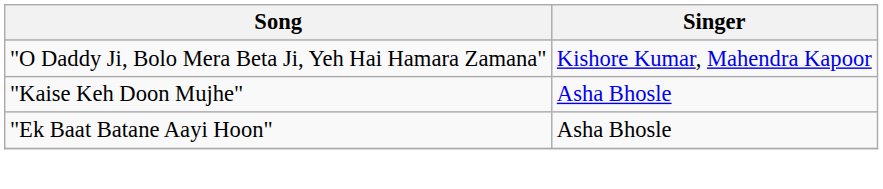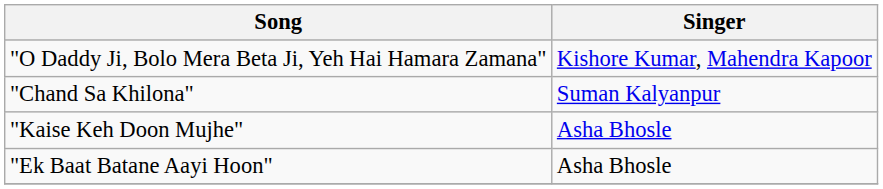+ row: (102, 93)
